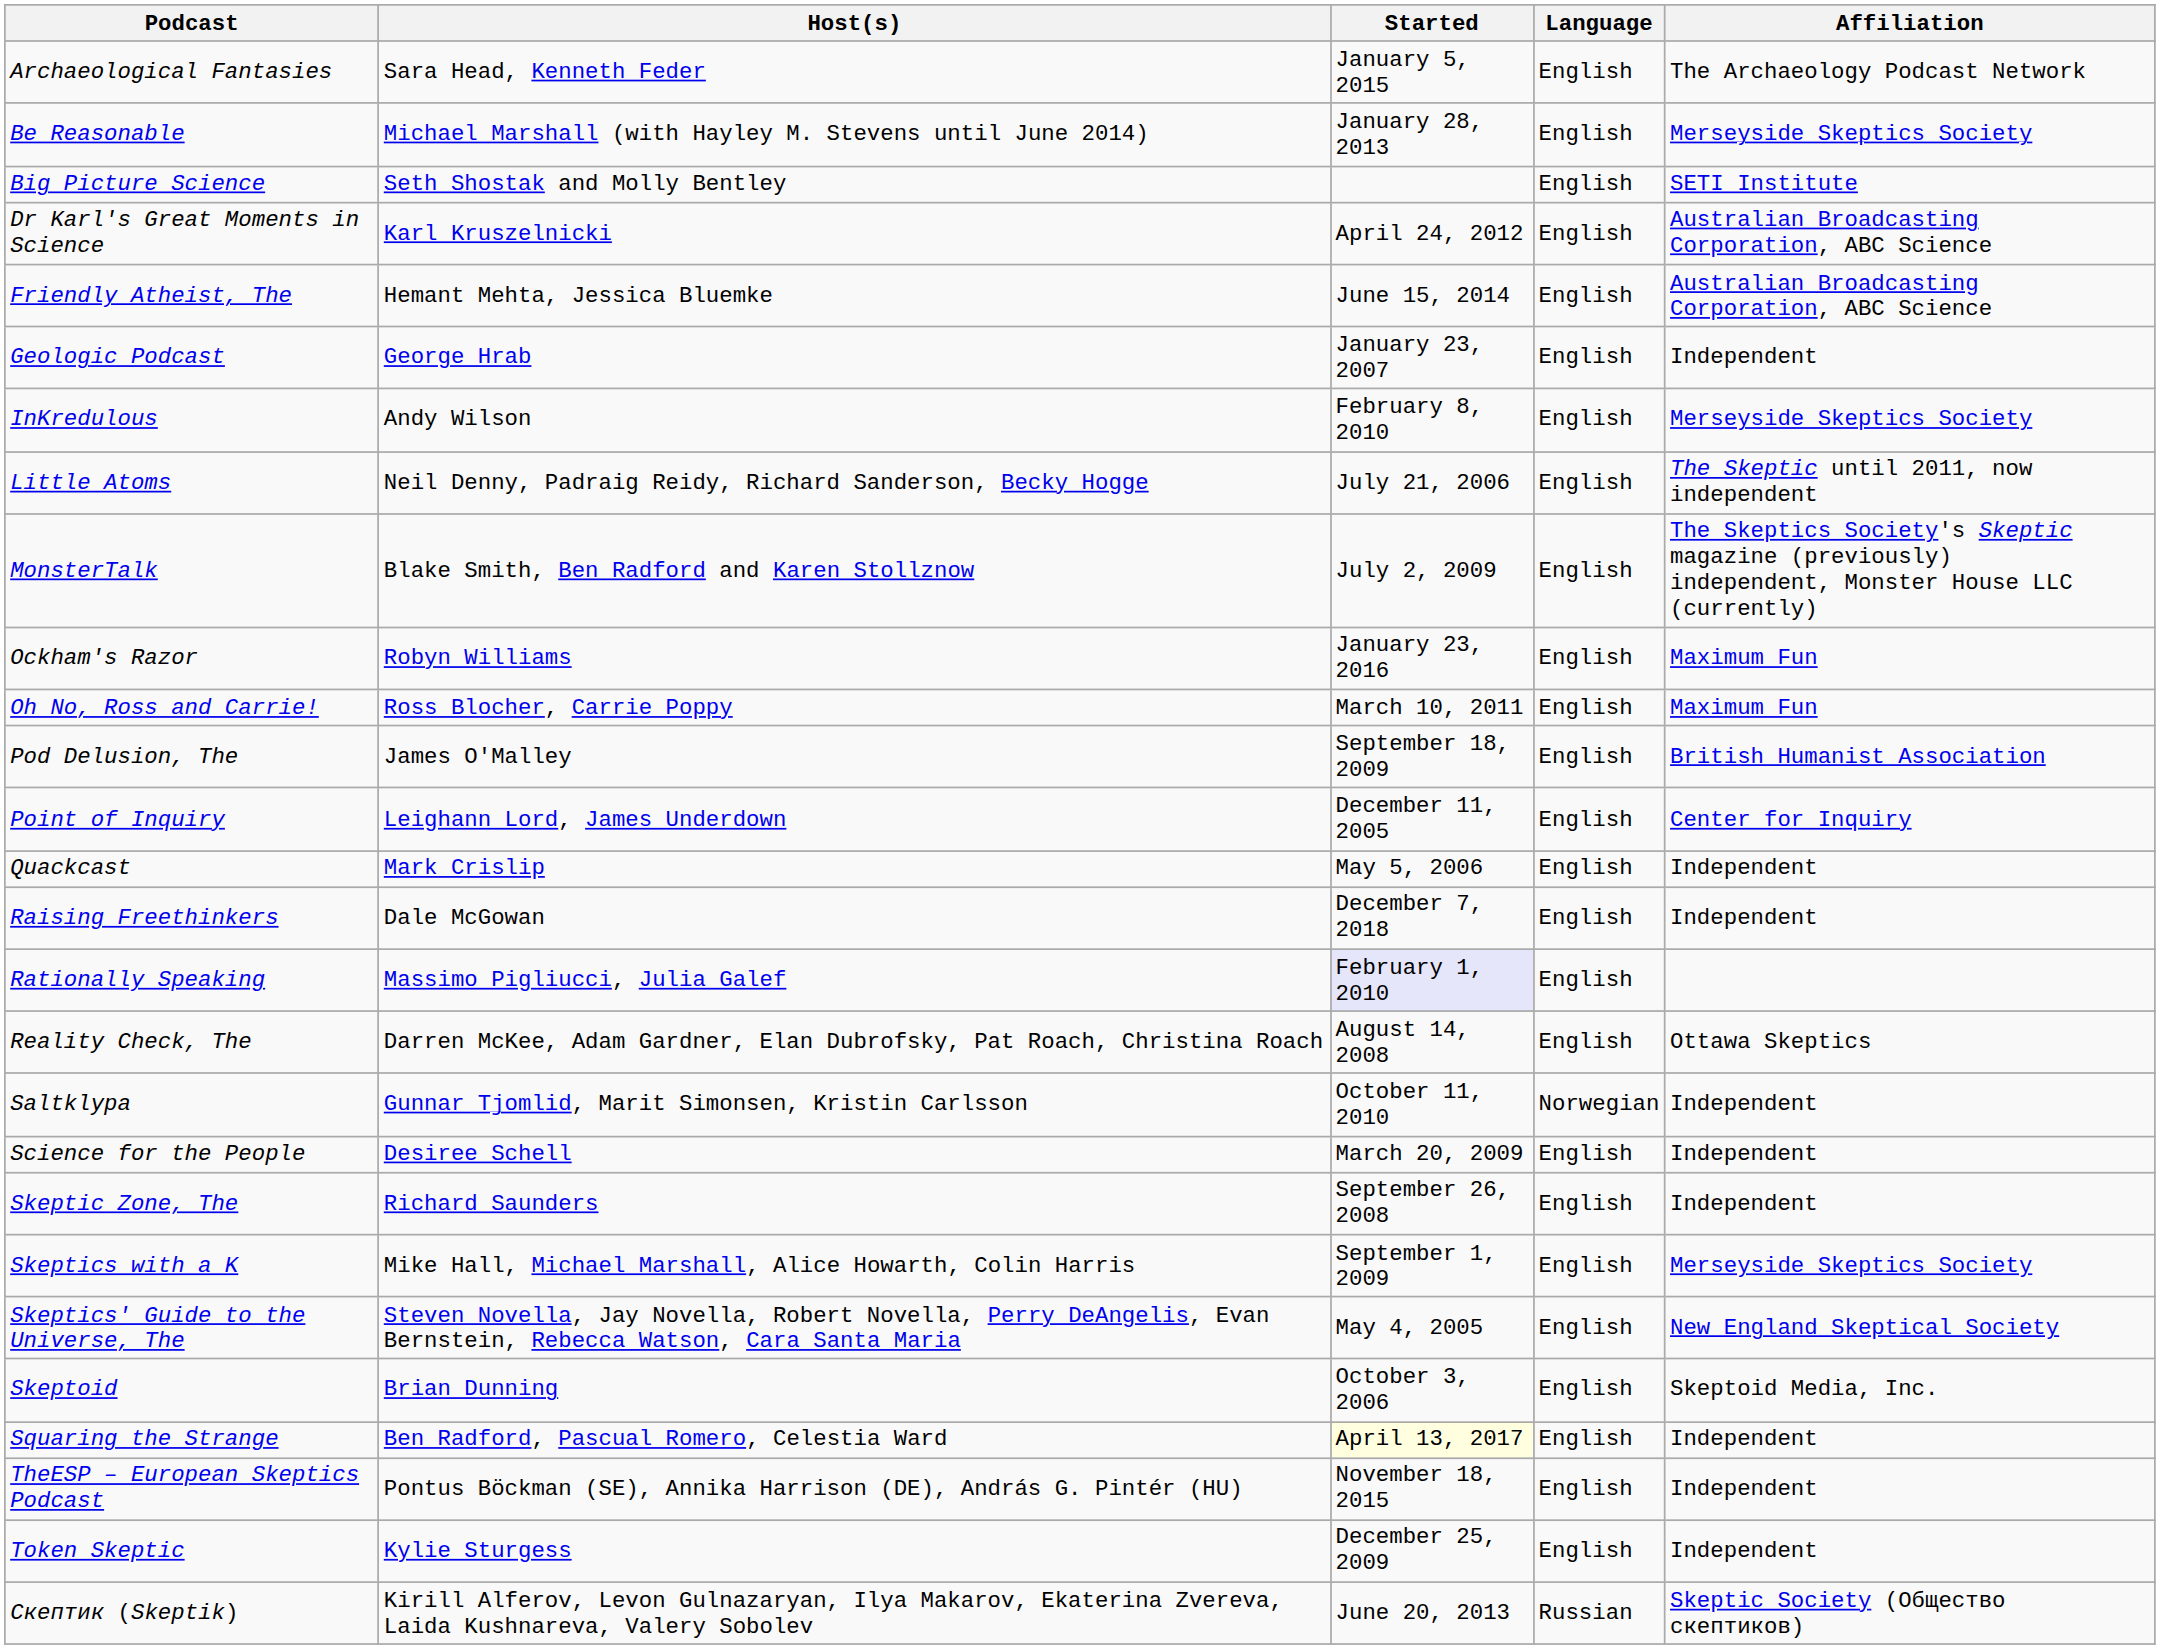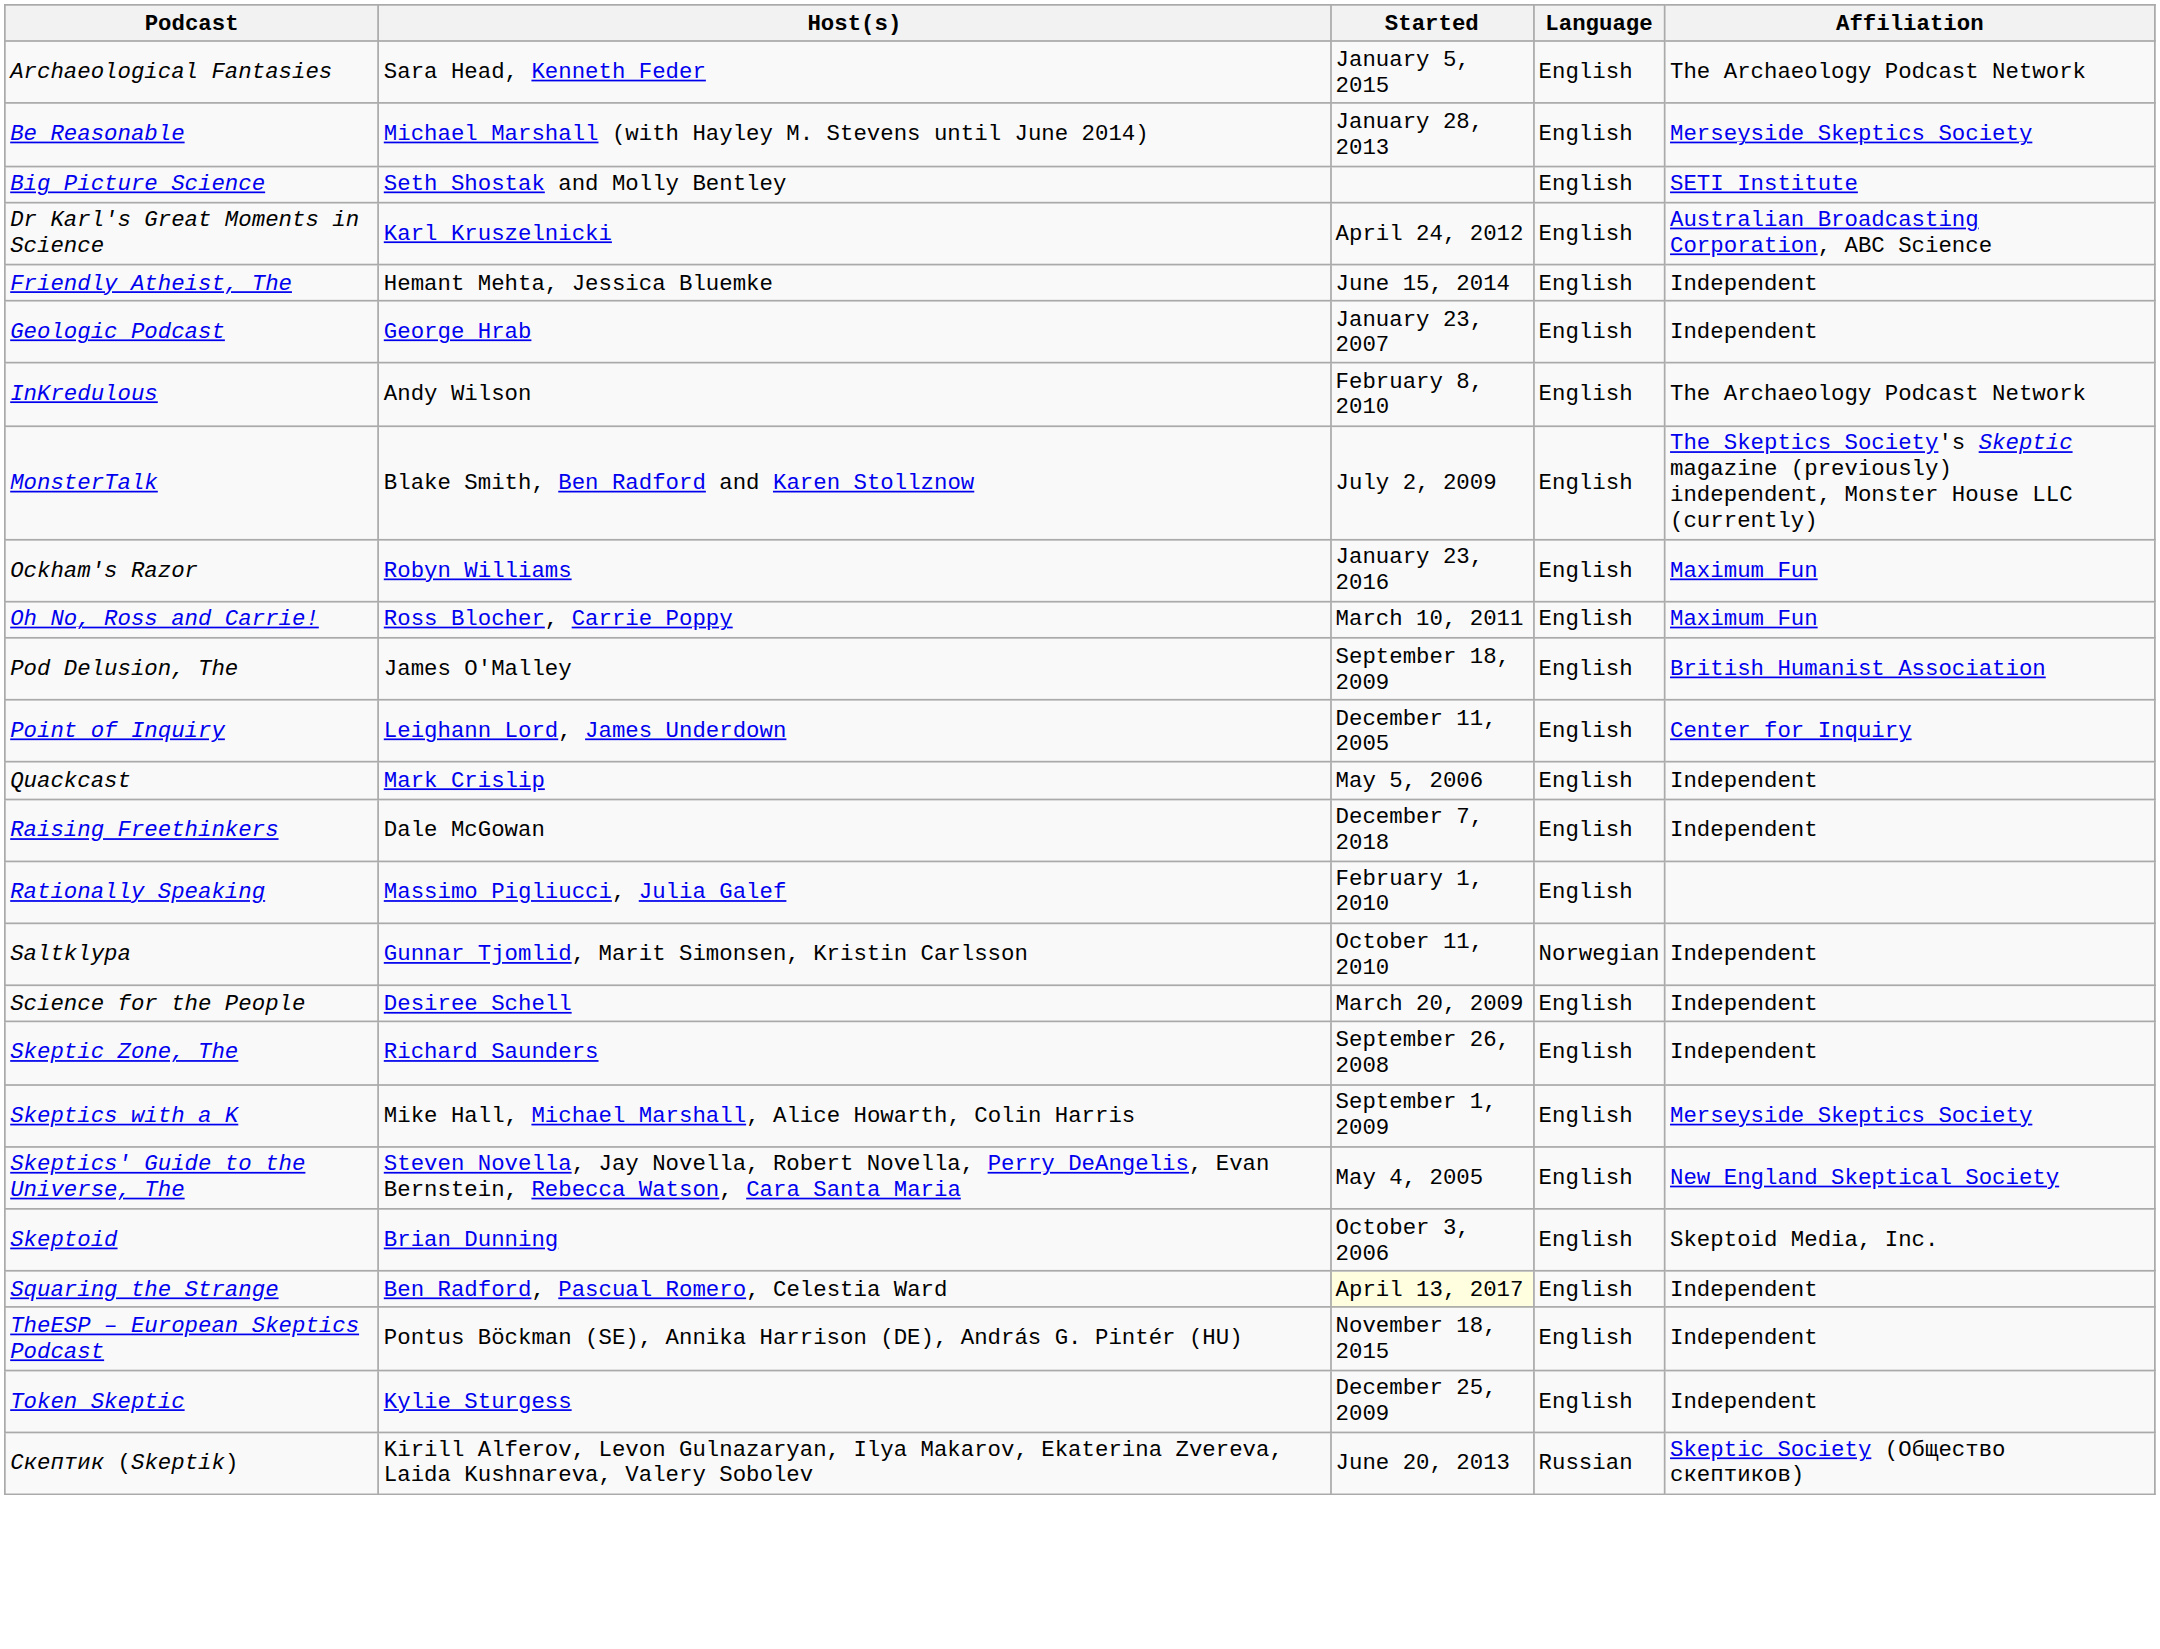(1831, 296) Australian Broadcasting Corporation, ABC Science -> (1744, 283) Independent
(1851, 420) Merseyside Skeptics Society -> (1878, 394) The Archaeology Podcast Network
- row: (91, 482)
(1409, 980) lavender background -> (1409, 892) no background
- row: (131, 1043)
